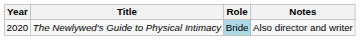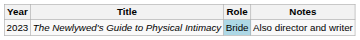(17, 27) 2020 -> (17, 27) 2023
